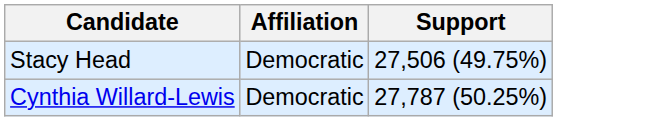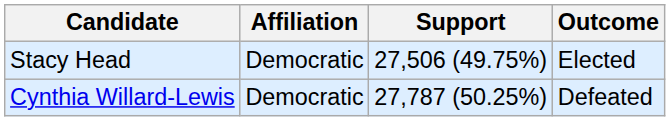+ column: (608, 23)
